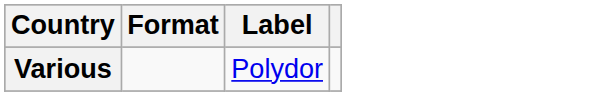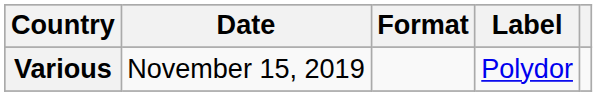+ column: (246, 25)
